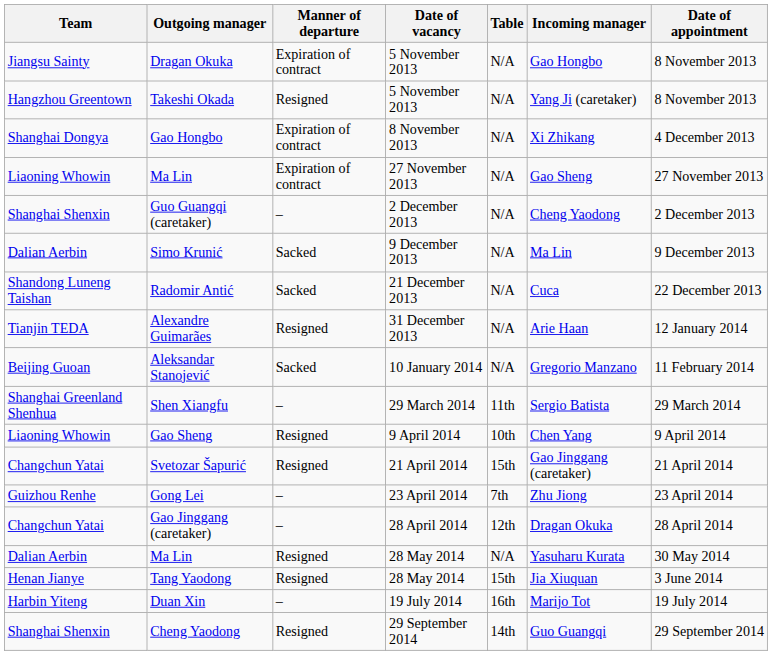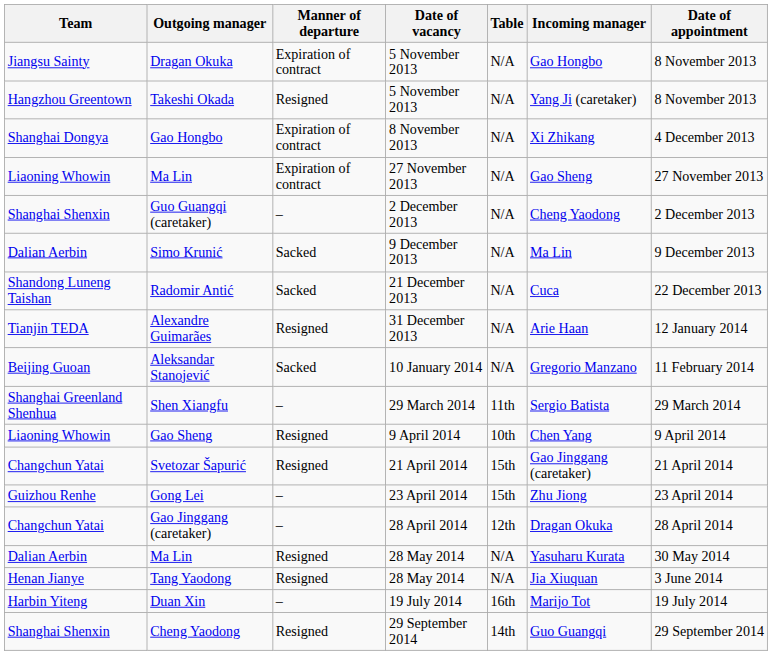(499, 496) 7th -> (503, 496) 15th
(503, 578) 15th -> (503, 578) N/A
